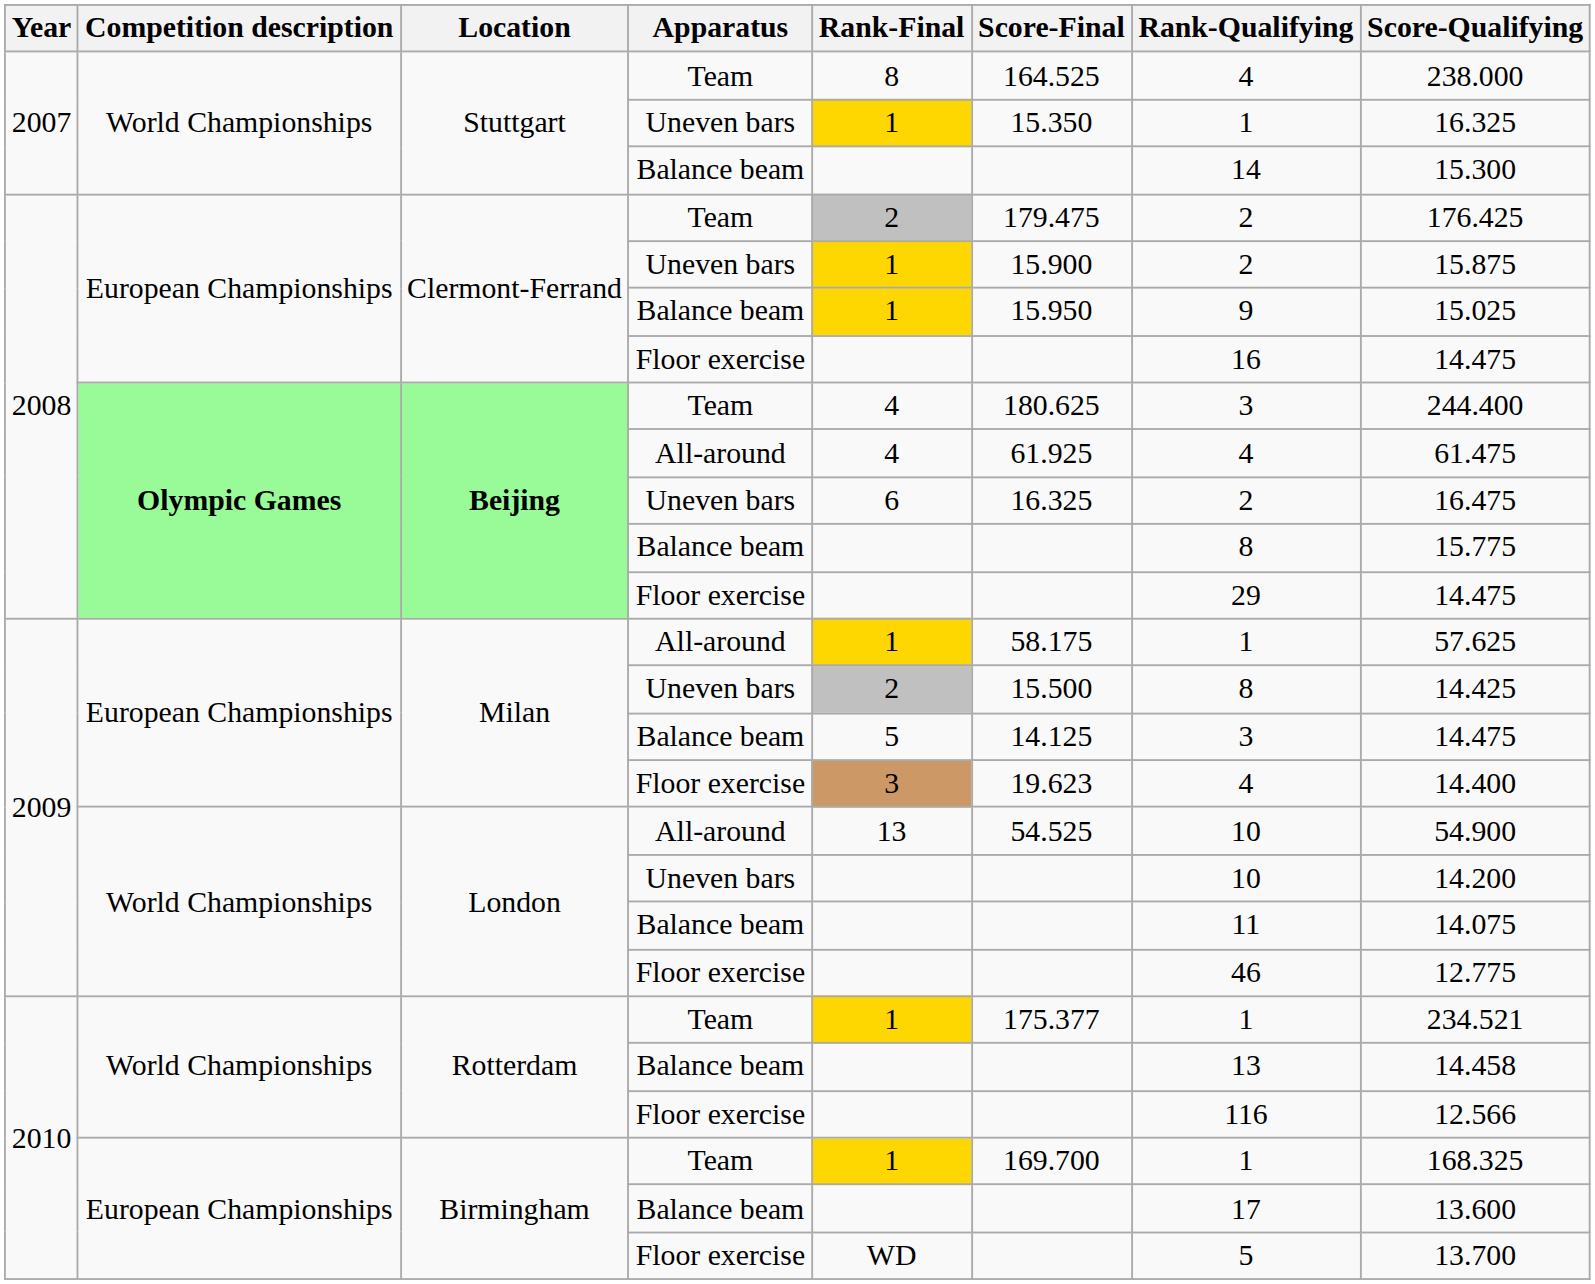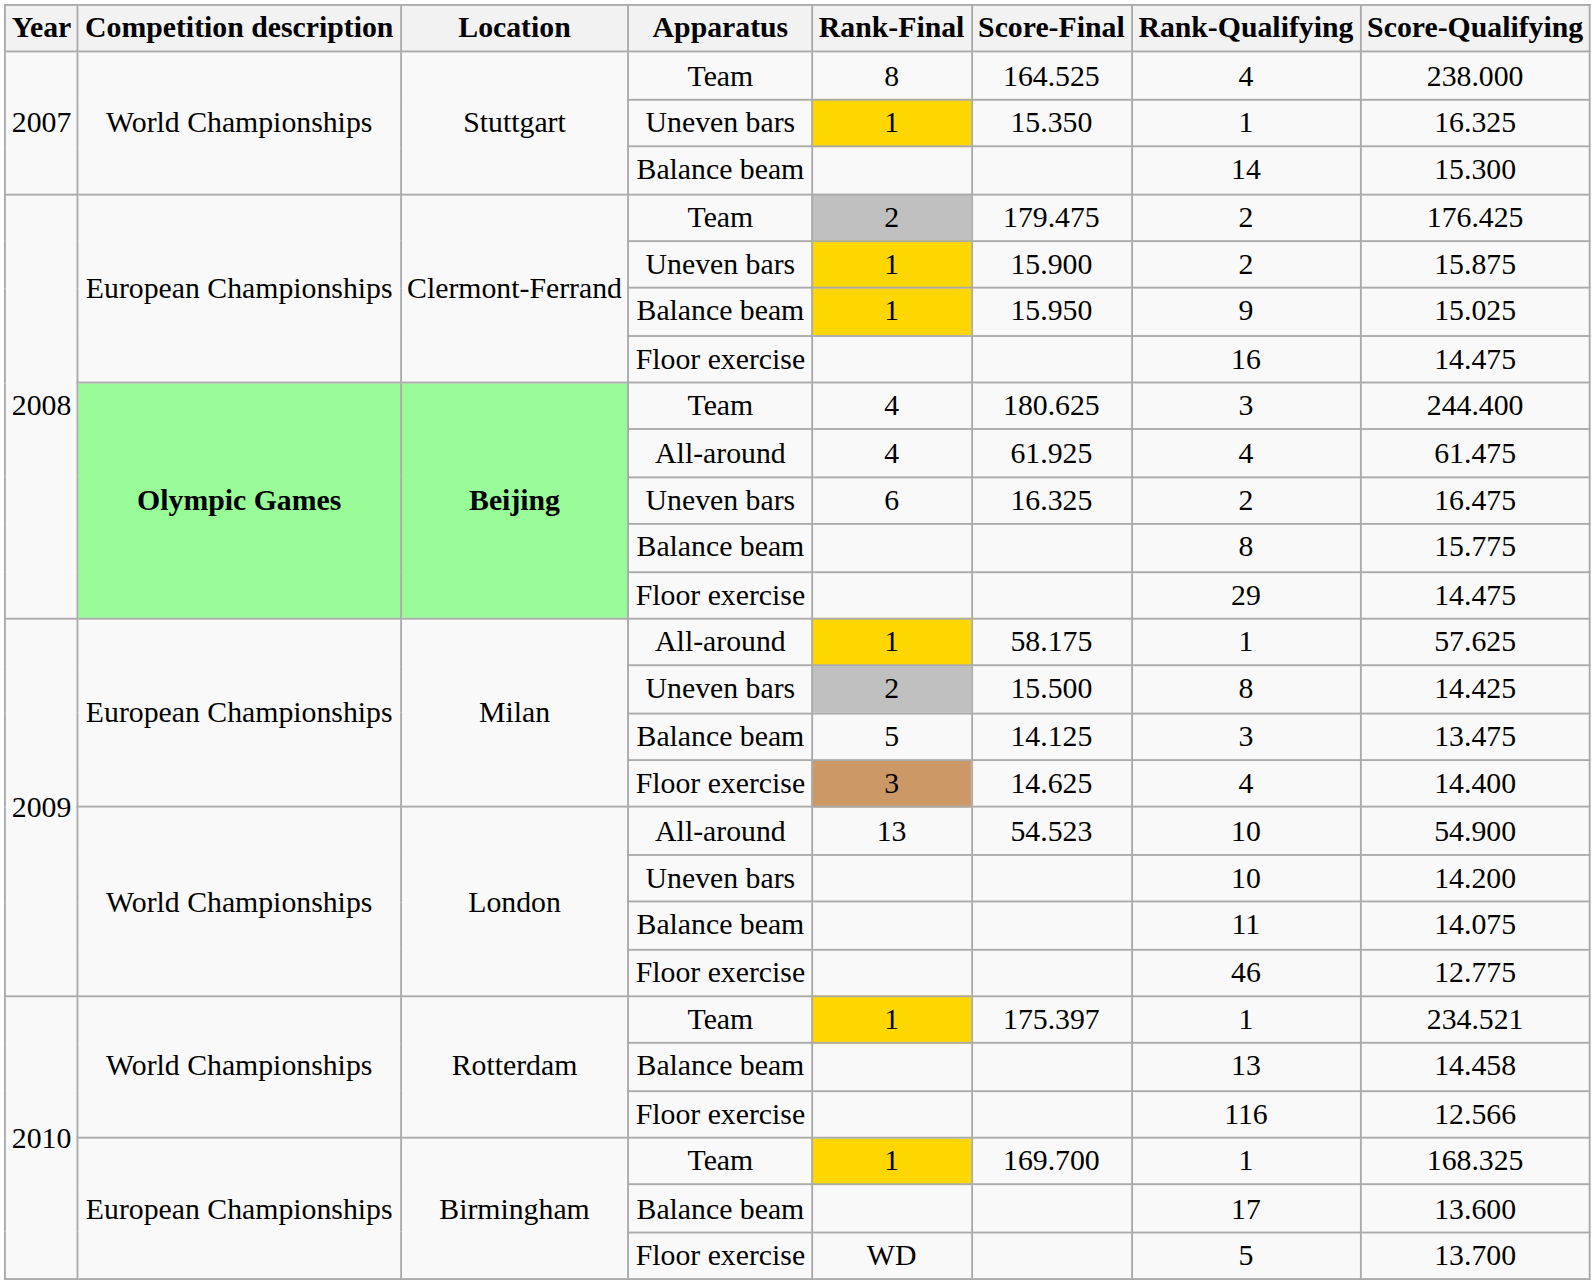(1475, 736) 14.475 -> (1475, 736) 13.475
(1051, 783) 19.623 -> (1051, 783) 14.625
(1051, 830) 54.525 -> (1051, 830) 54.523
(1051, 1019) 175.377 -> (1051, 1019) 175.397
